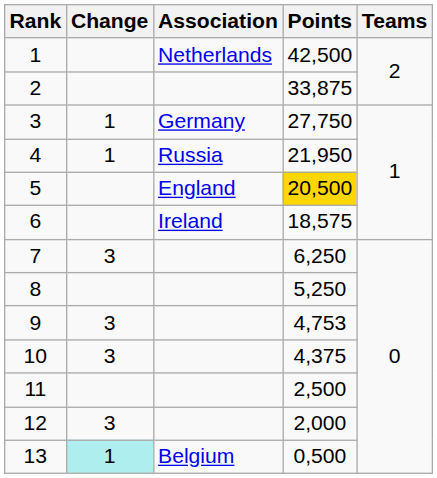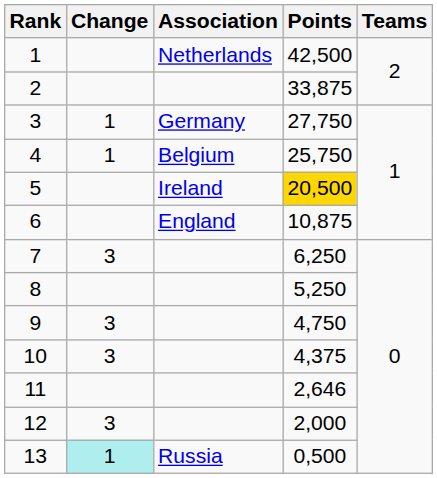(190, 155) Russia -> (196, 155) Belgium
(320, 155) 21,950 -> (320, 155) 25,750
(197, 188) England -> (190, 188) Ireland
(190, 222) Ireland -> (197, 222) England
(320, 222) 18,575 -> (320, 222) 10,875
(320, 322) 4,753 -> (320, 322) 4,750
(320, 389) 2,500 -> (320, 389) 2,646
(196, 456) Belgium -> (190, 456) Russia
